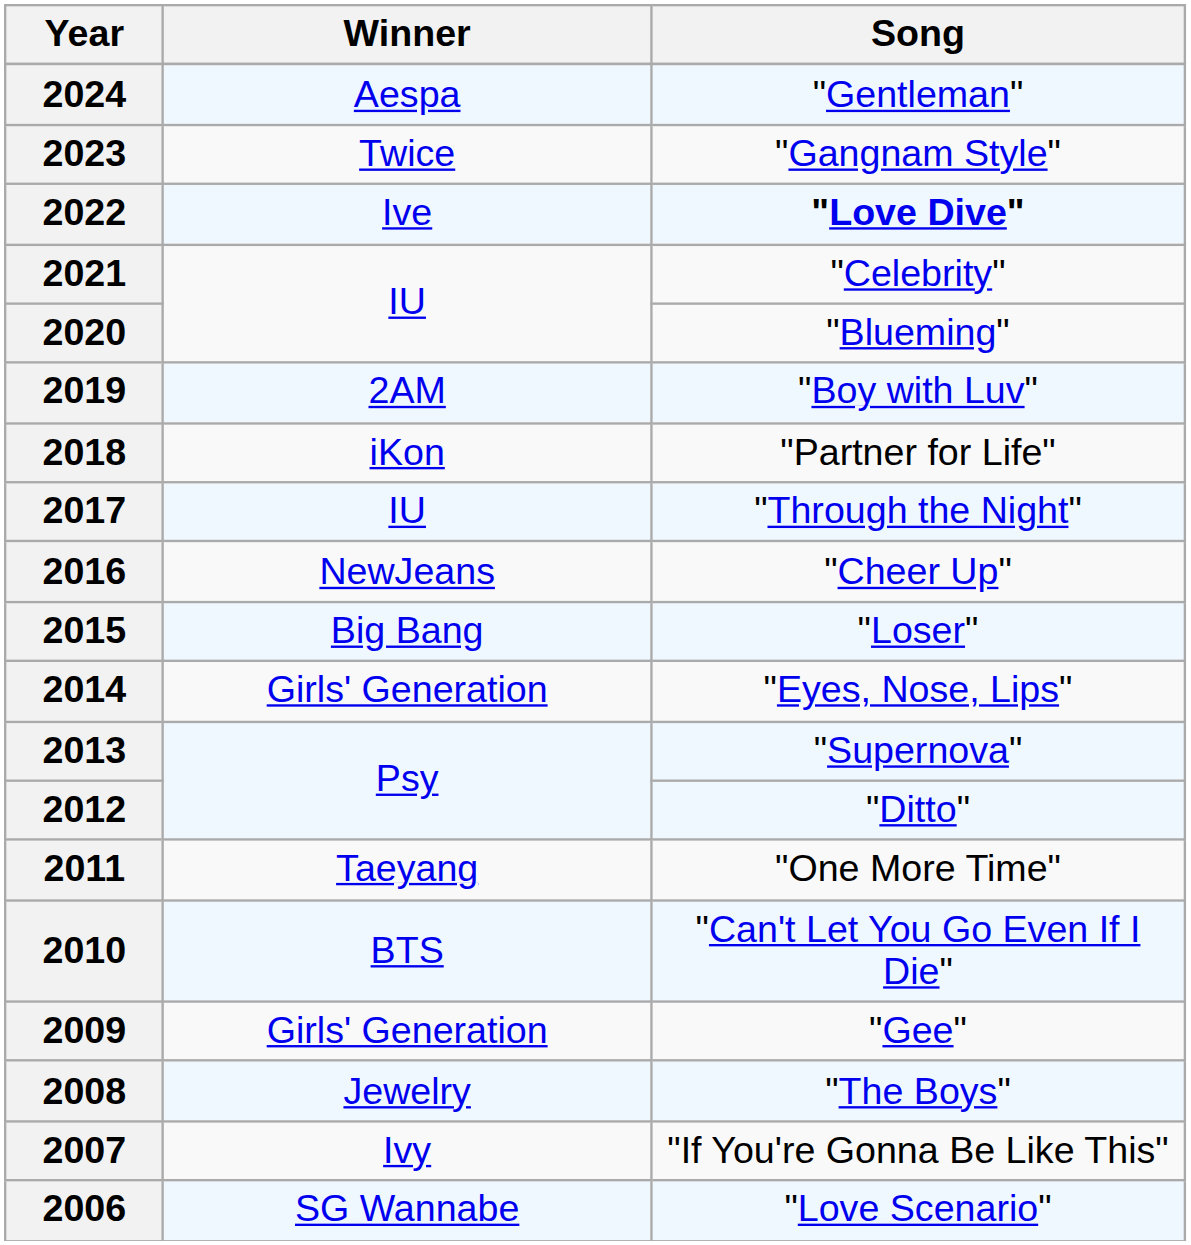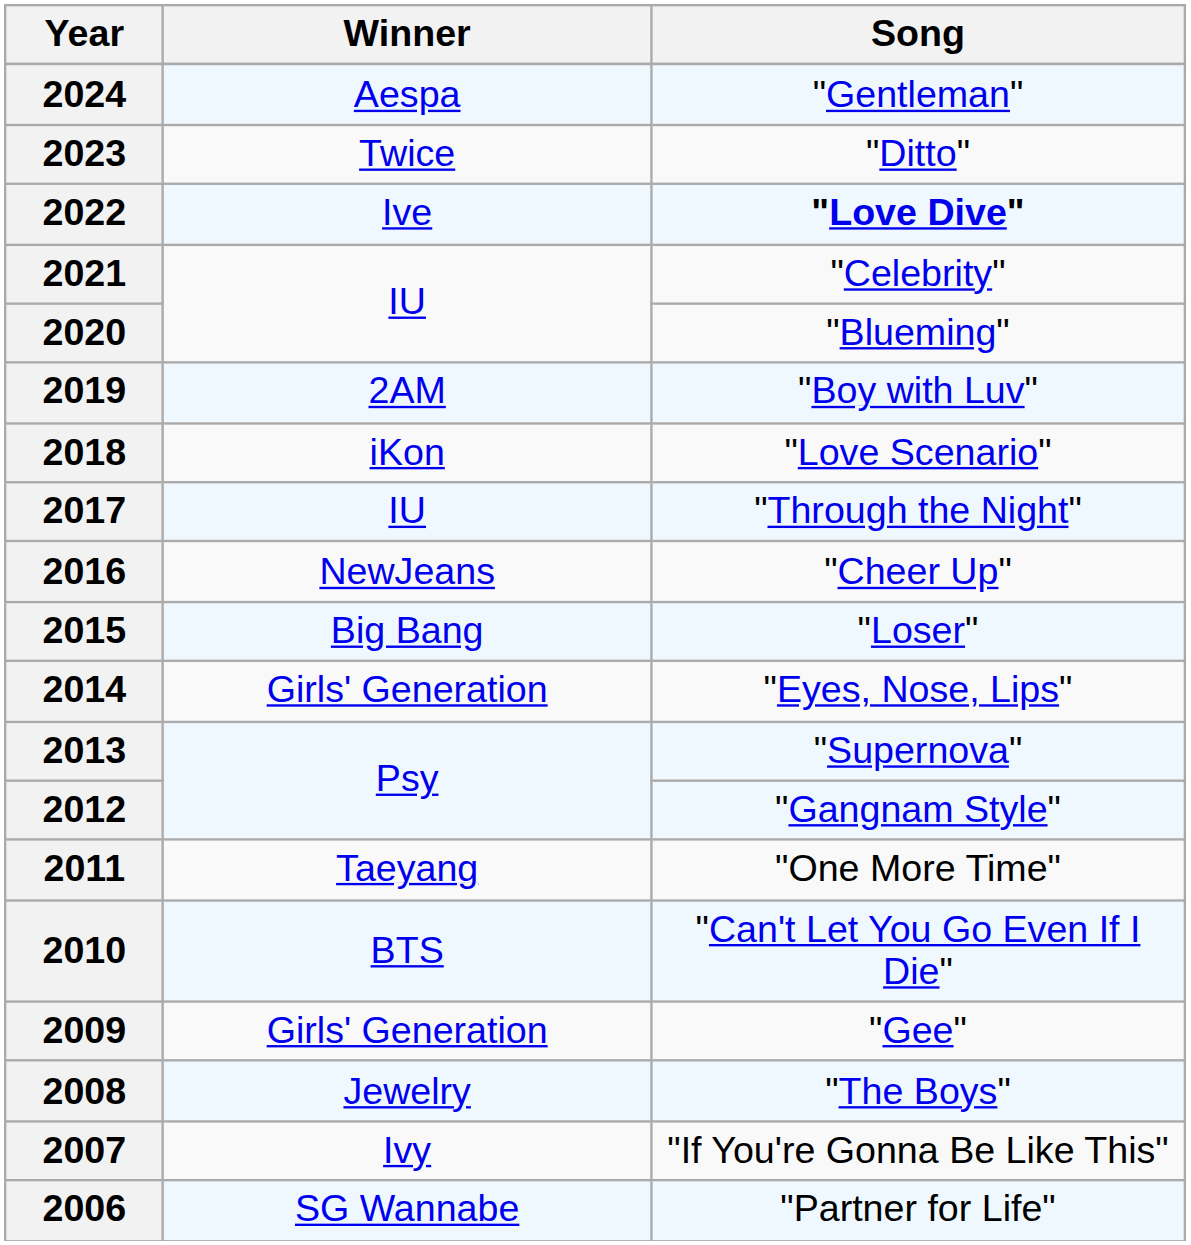(918, 153) "Gangnam Style" -> (918, 153) "Ditto"
(918, 451) "Partner for Life" -> (918, 451) "Love Scenario"
(918, 809) "Ditto" -> (918, 809) "Gangnam Style"
(918, 1209) "Love Scenario" -> (918, 1209) "Partner for Life"
